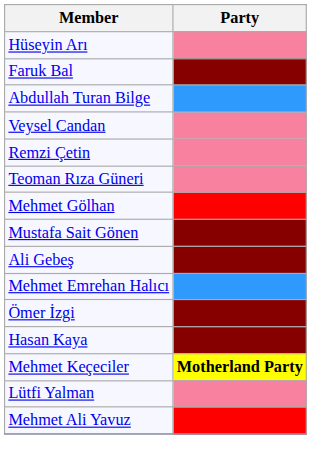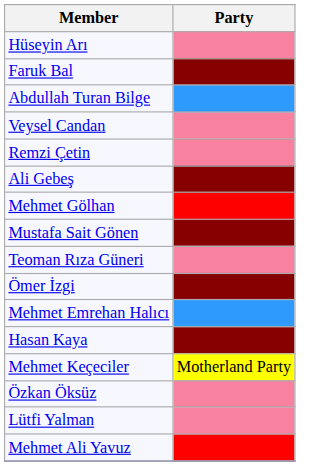rows swapped: (41, 259) <-> (76, 179)
rows swapped: (89, 286) <-> (42, 313)
(240, 367) bold -> (234, 367) normal
+ row: (52, 394)
